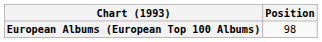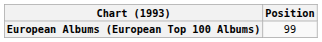(290, 30) 98 -> (290, 30) 99
